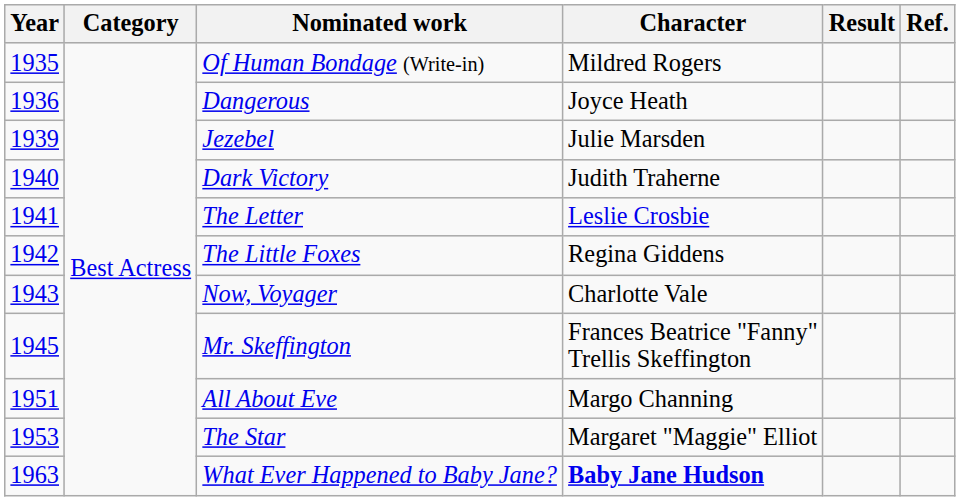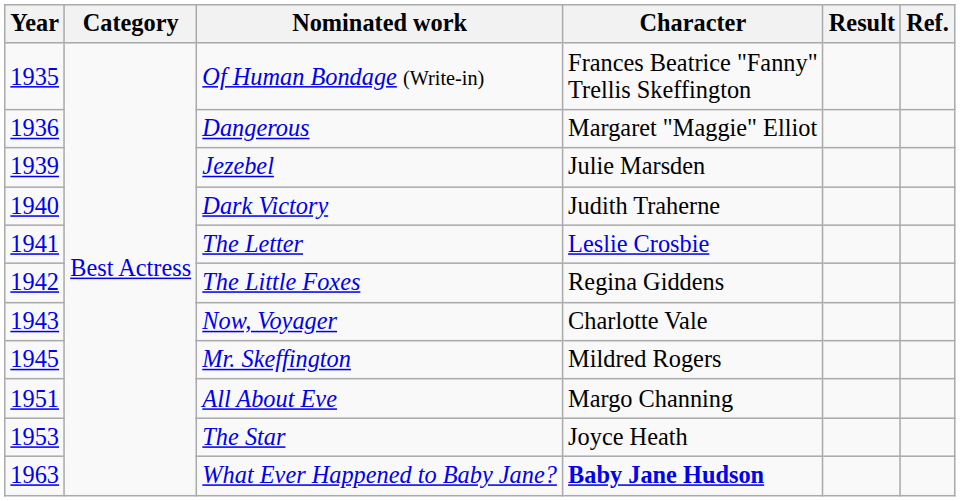(645, 62) Mildred Rogers -> (693, 76) Frances Beatrice "Fanny" Trellis Skeffington
(628, 100) Joyce Heath -> (693, 128) Margaret "Maggie" Elliot
(693, 346) Frances Beatrice "Fanny" Trellis Skeffington -> (645, 359) Mildred Rogers
(693, 436) Margaret "Maggie" Elliot -> (628, 436) Joyce Heath
